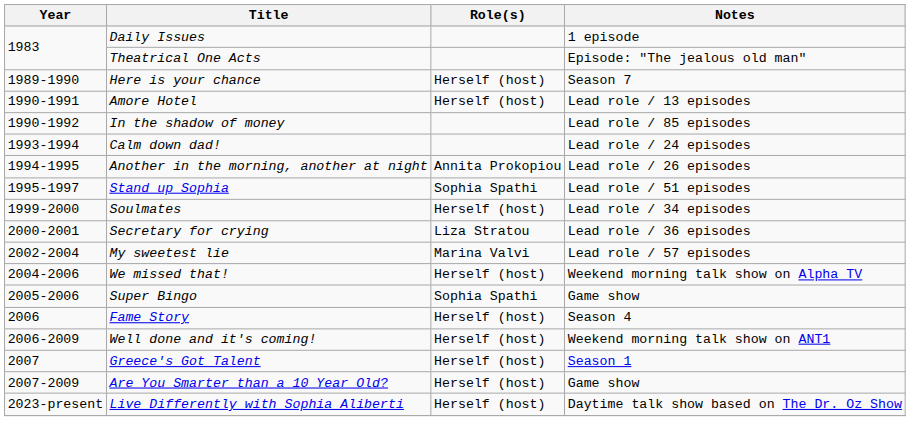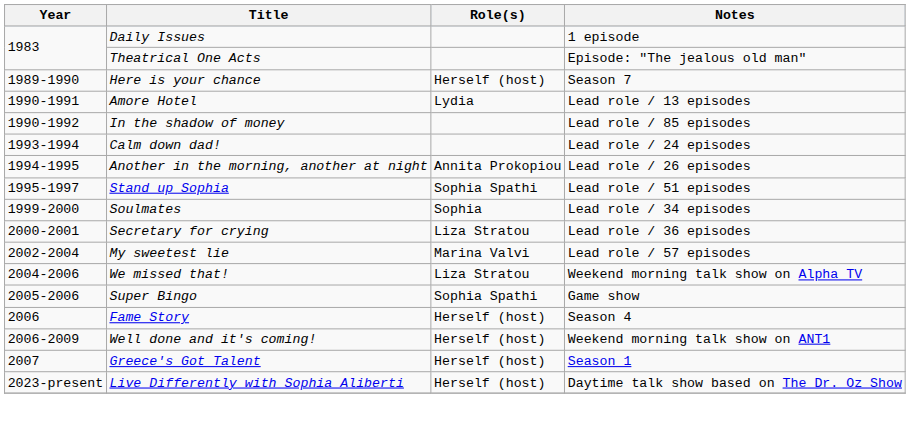(490, 102) Herself (host) -> (454, 102) Lydia
(490, 210) Herself (host) -> (458, 210) Sophia
(490, 275) Herself (host) -> (482, 275) Liza Stratou
- row: (249, 383)
